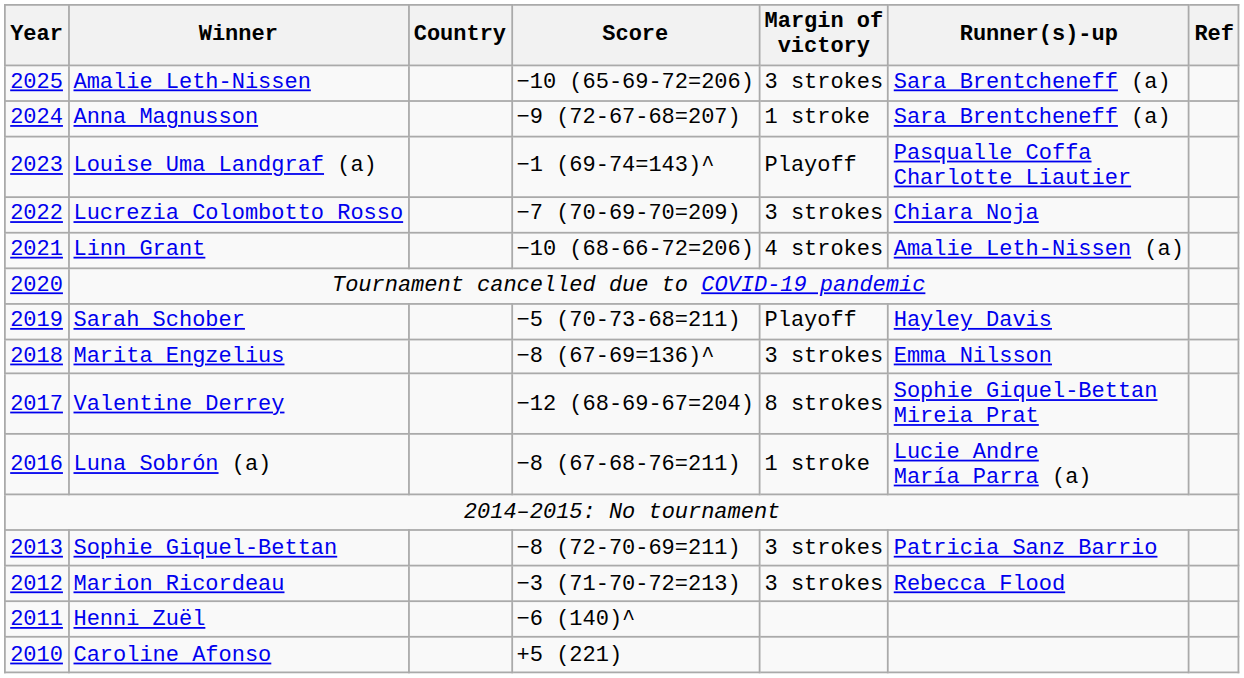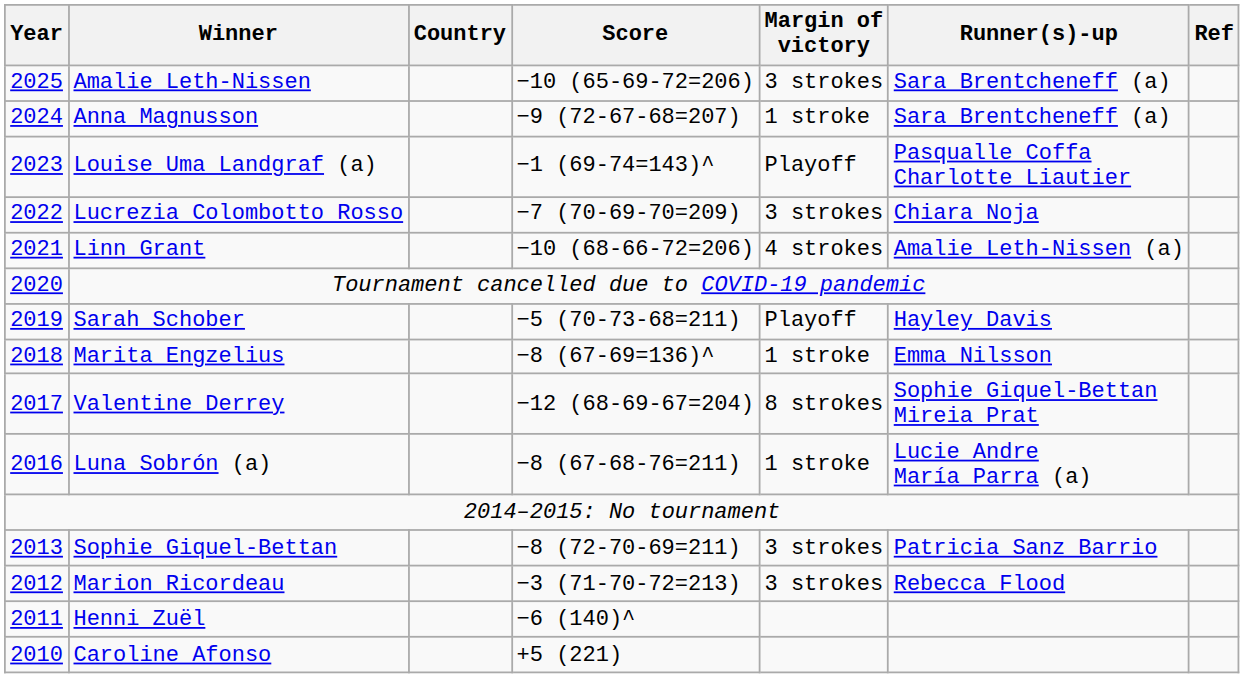(824, 357) 3 strokes -> (817, 357) 1 stroke
